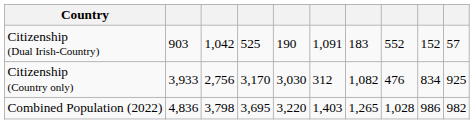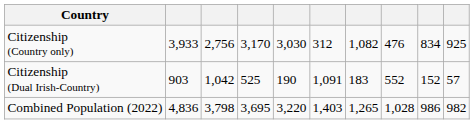rows swapped: (41, 79) <-> (53, 43)
